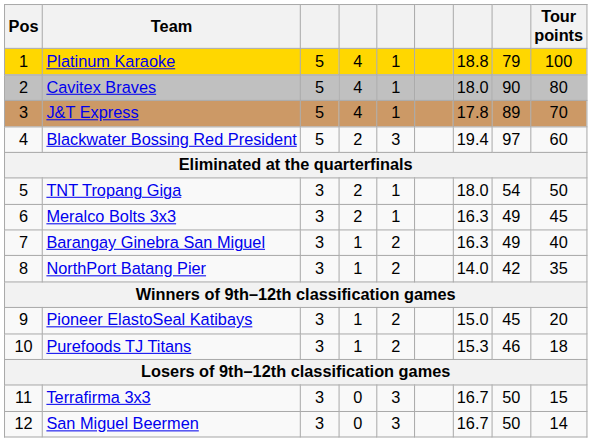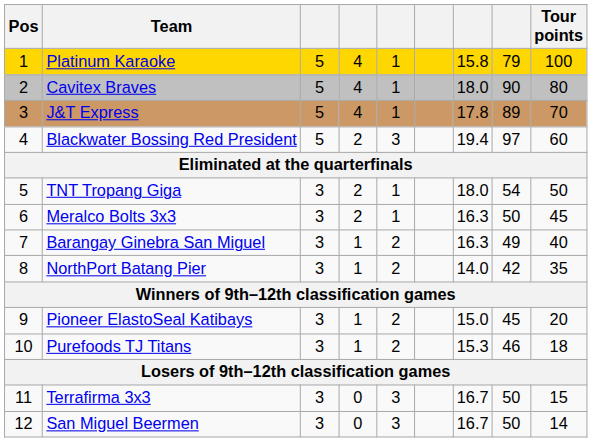(473, 61) 18.8 -> (473, 61) 15.8
(511, 216) 49 -> (511, 216) 50
